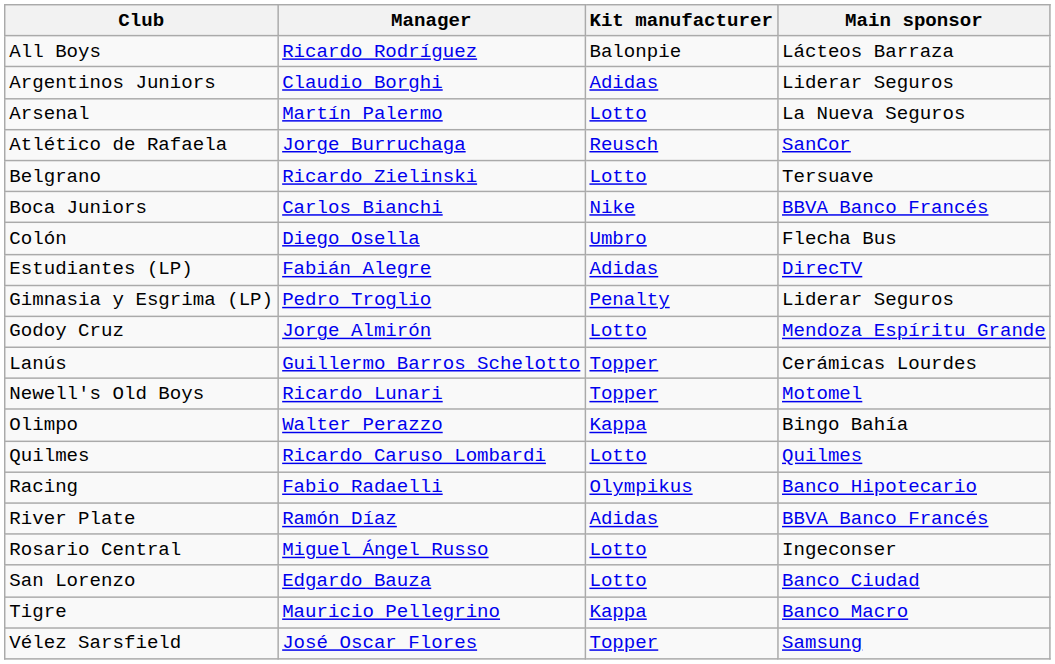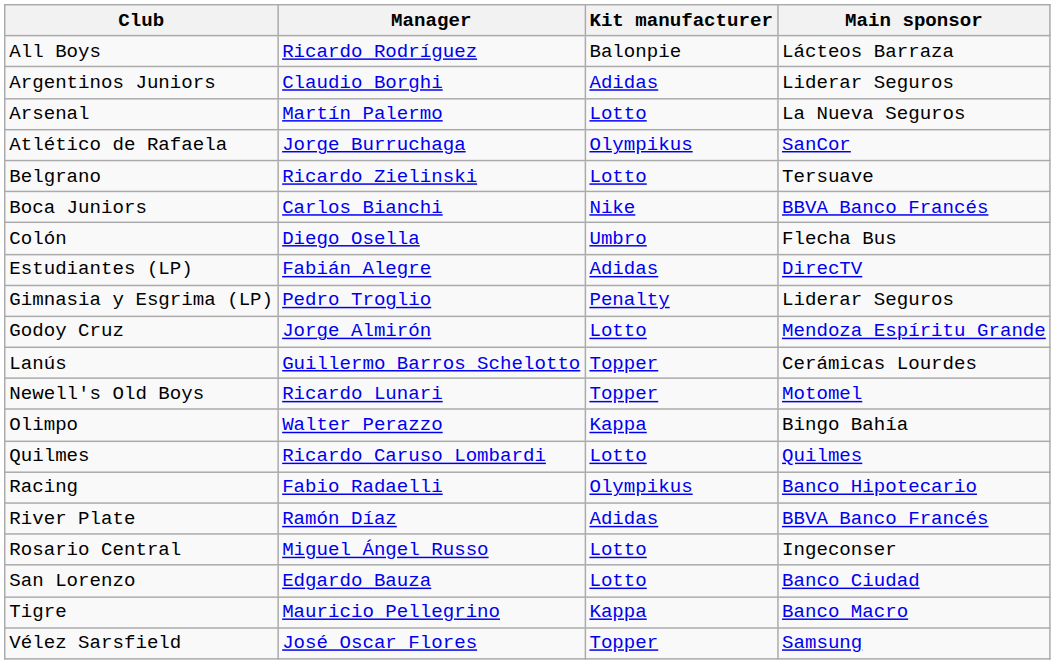(624, 145) Reusch -> (641, 145) Olympikus
